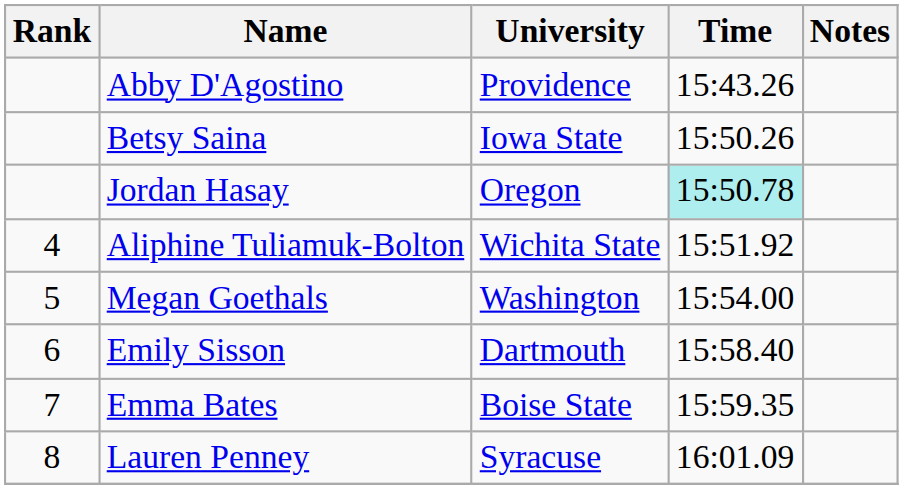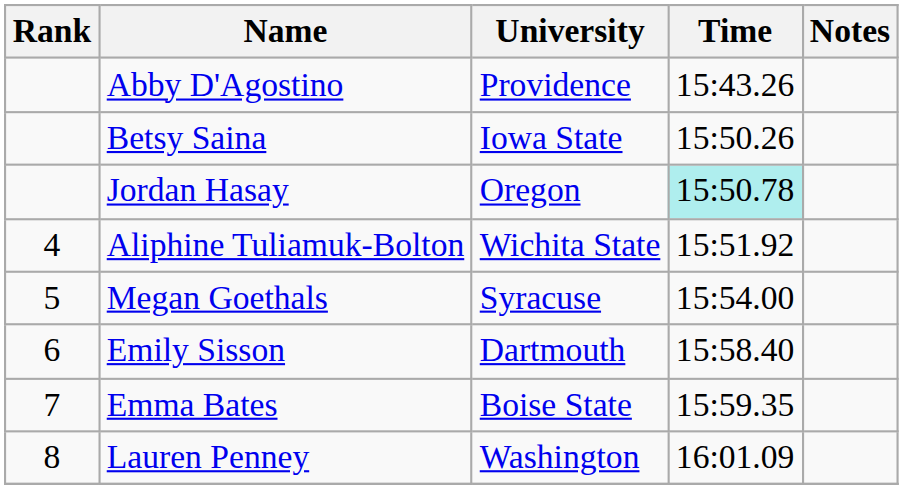(560, 297) Washington -> (540, 297) Syracuse
(540, 457) Syracuse -> (560, 457) Washington
